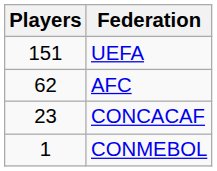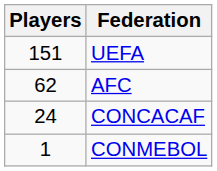(45, 117) 23 -> (45, 117) 24
